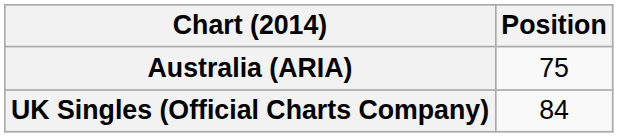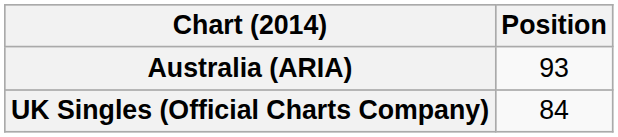(554, 68) 75 -> (554, 68) 93
